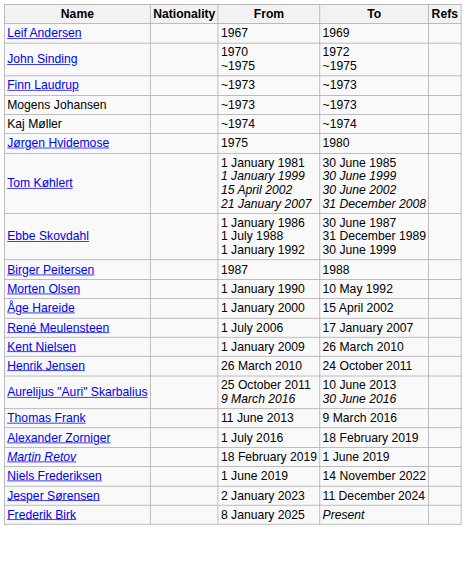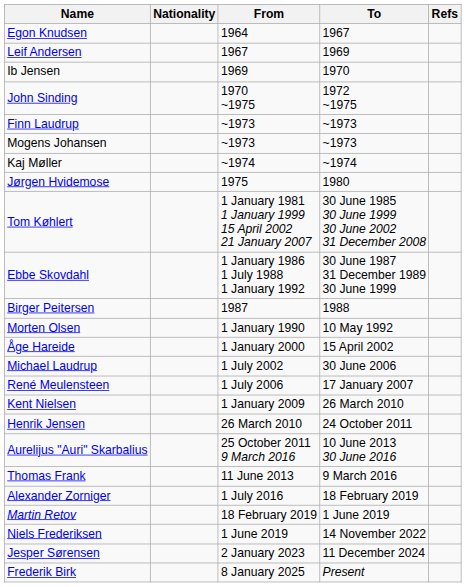+ row: (47, 33)
+ row: (34, 71)
+ row: (52, 366)
